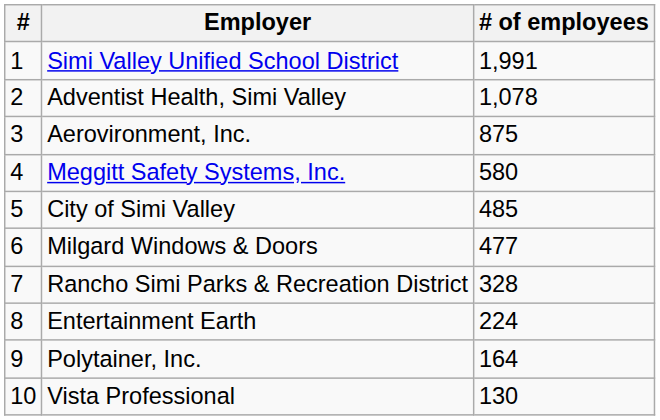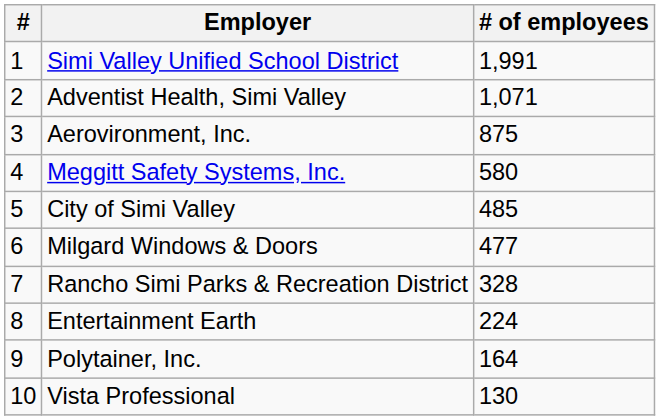(508, 97) 1,078 -> (508, 97) 1,071
